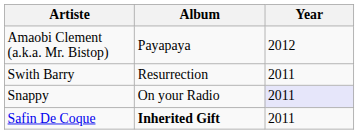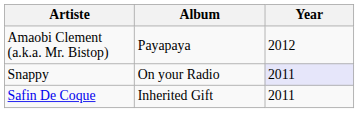- row: (41, 74)
(179, 118) bold -> (175, 96) normal
